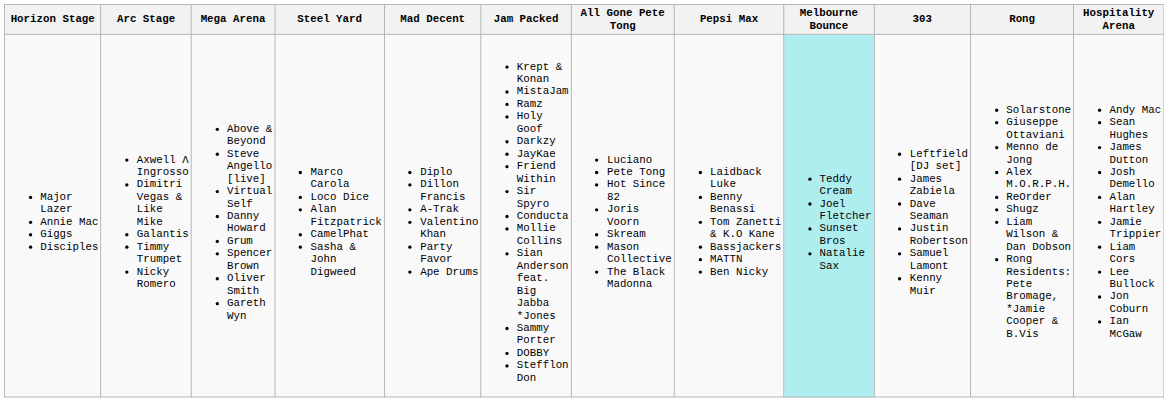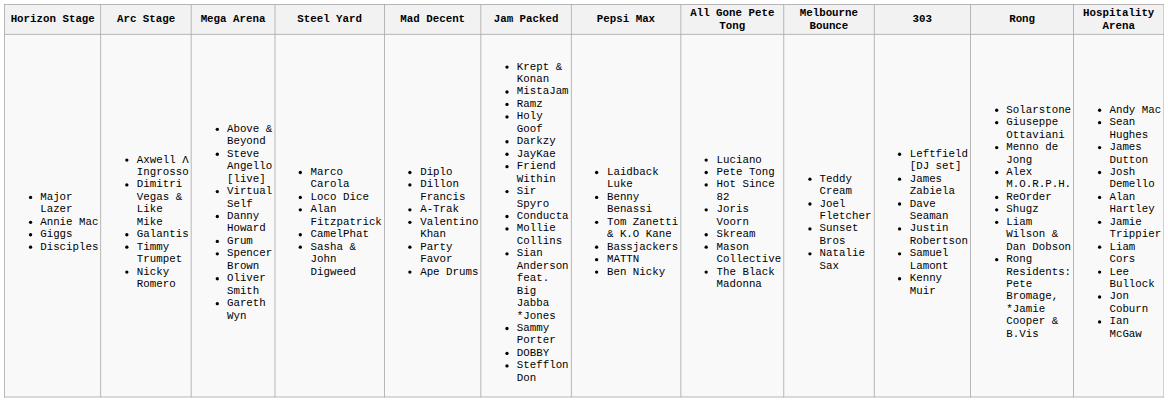columns swapped: (623, 19) <-> (729, 19)
(829, 222) paleturquoise background -> (829, 222) no background
